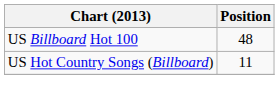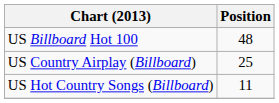+ row: (102, 62)
